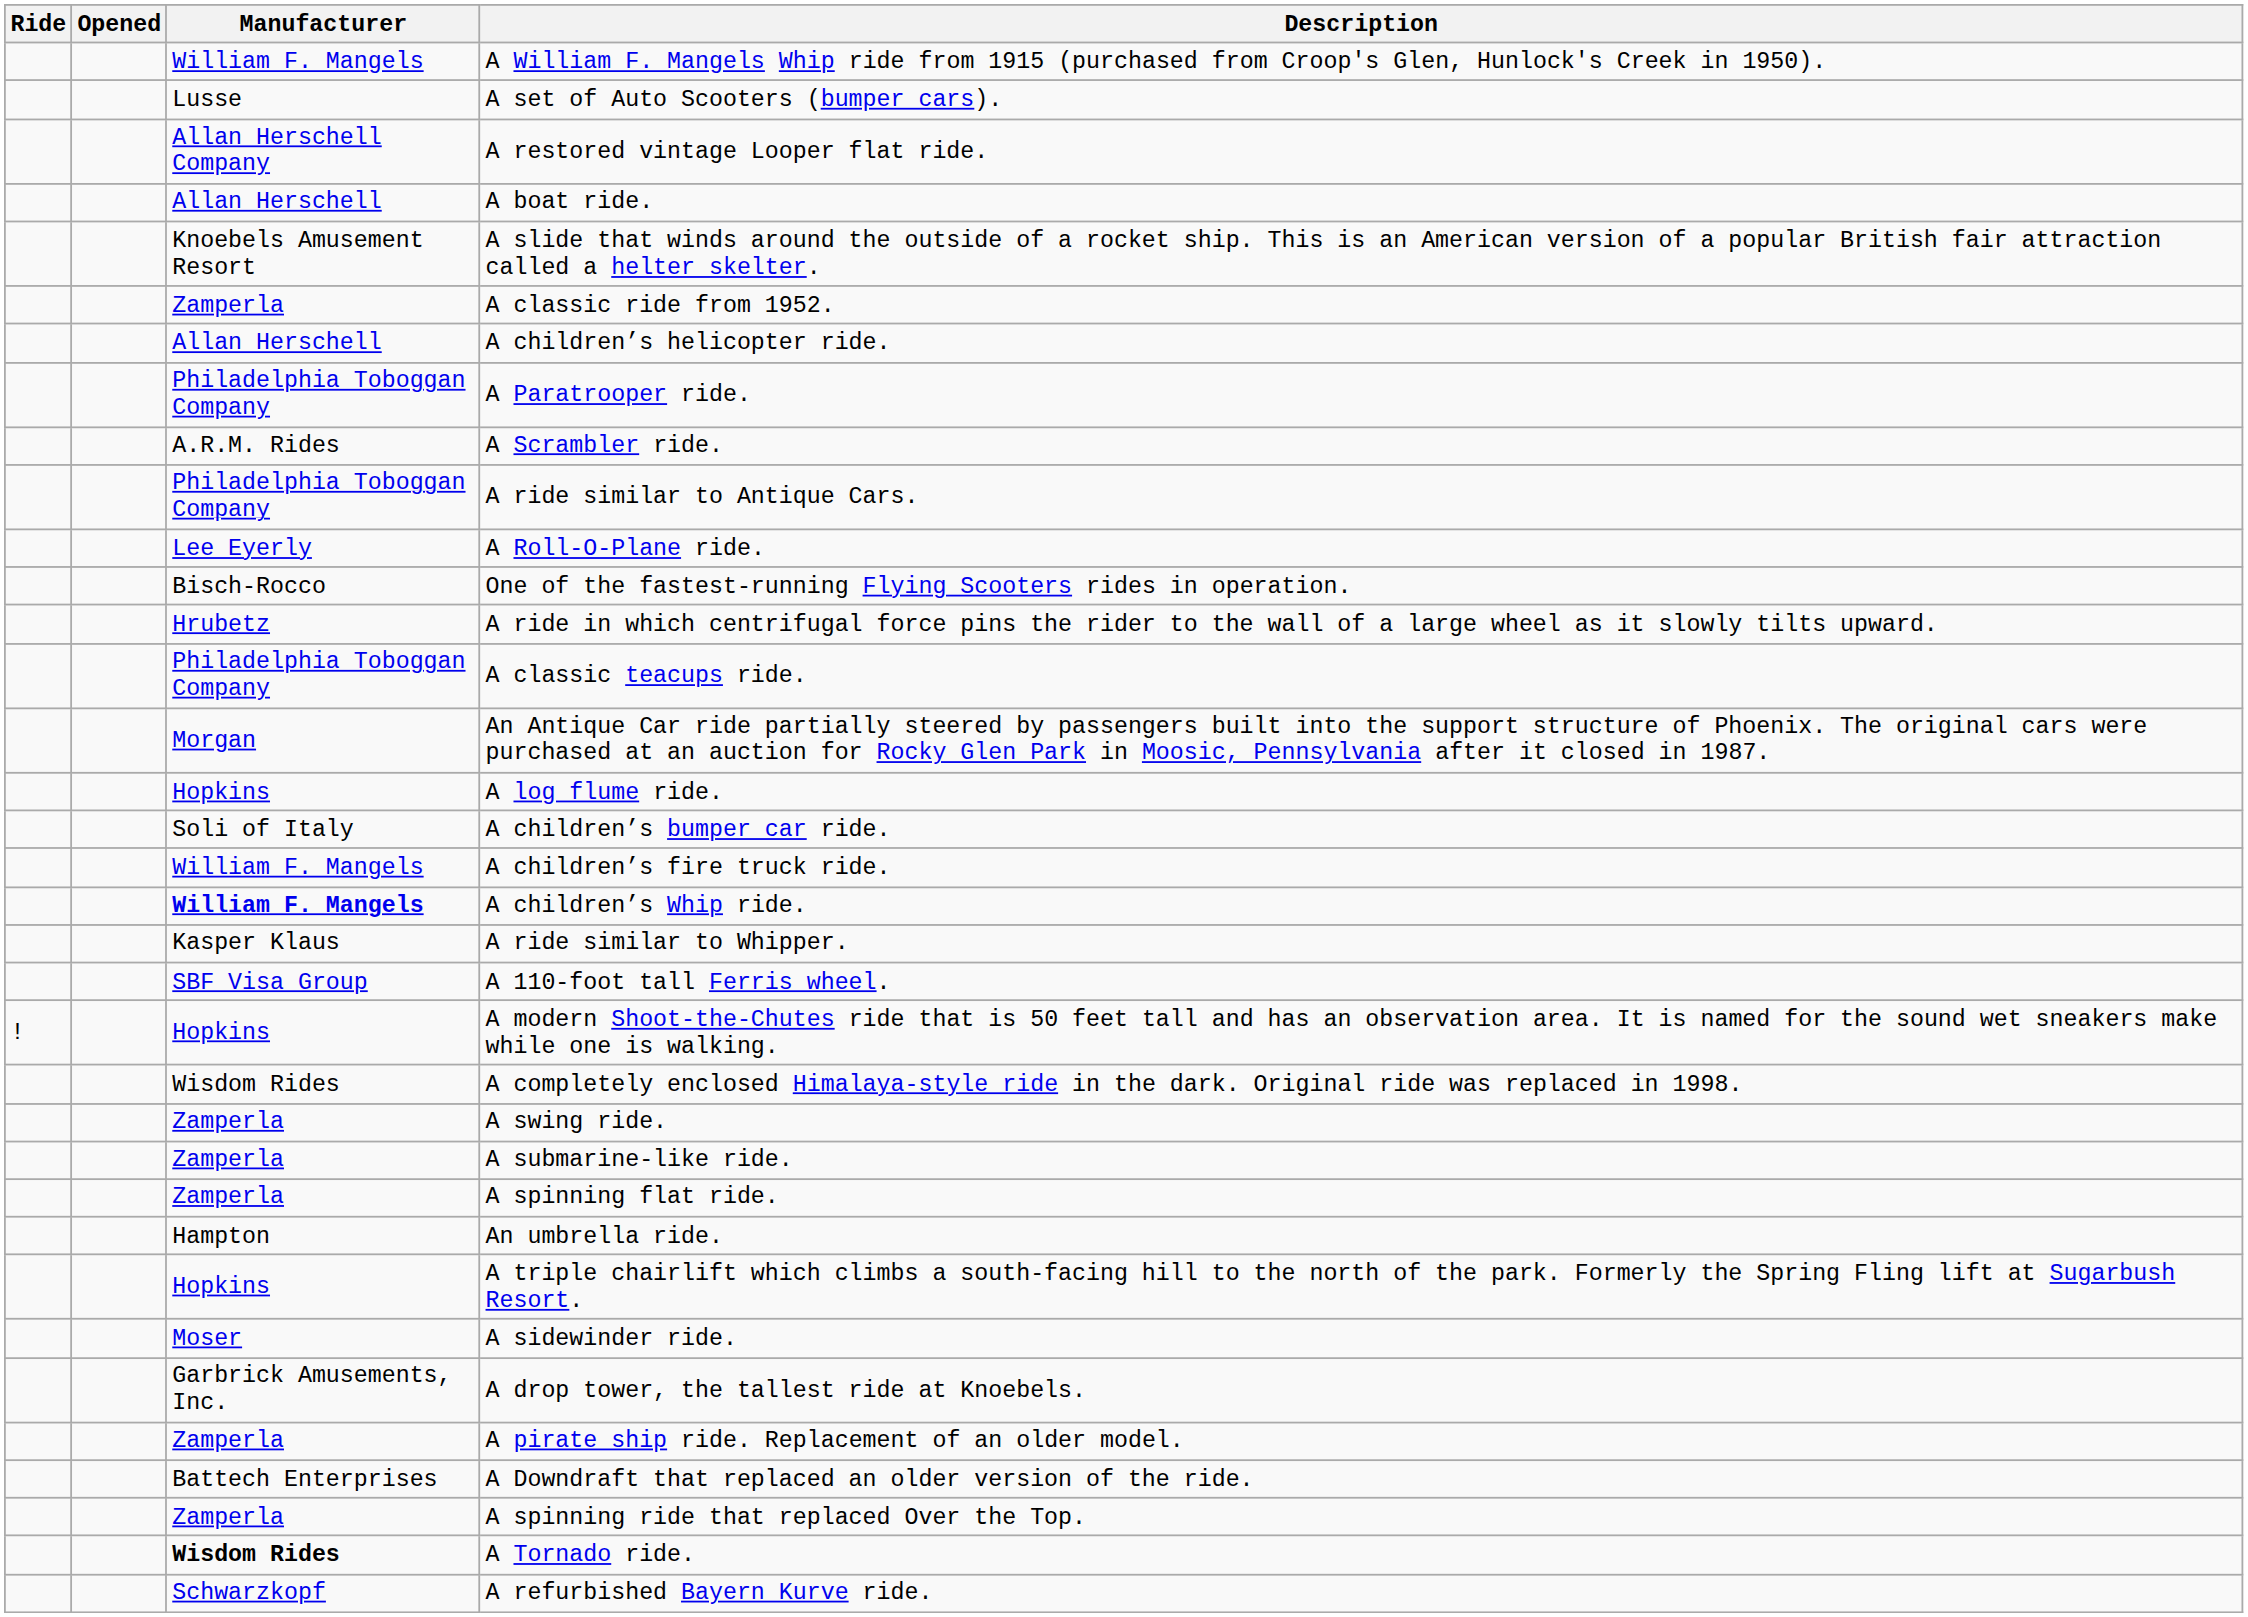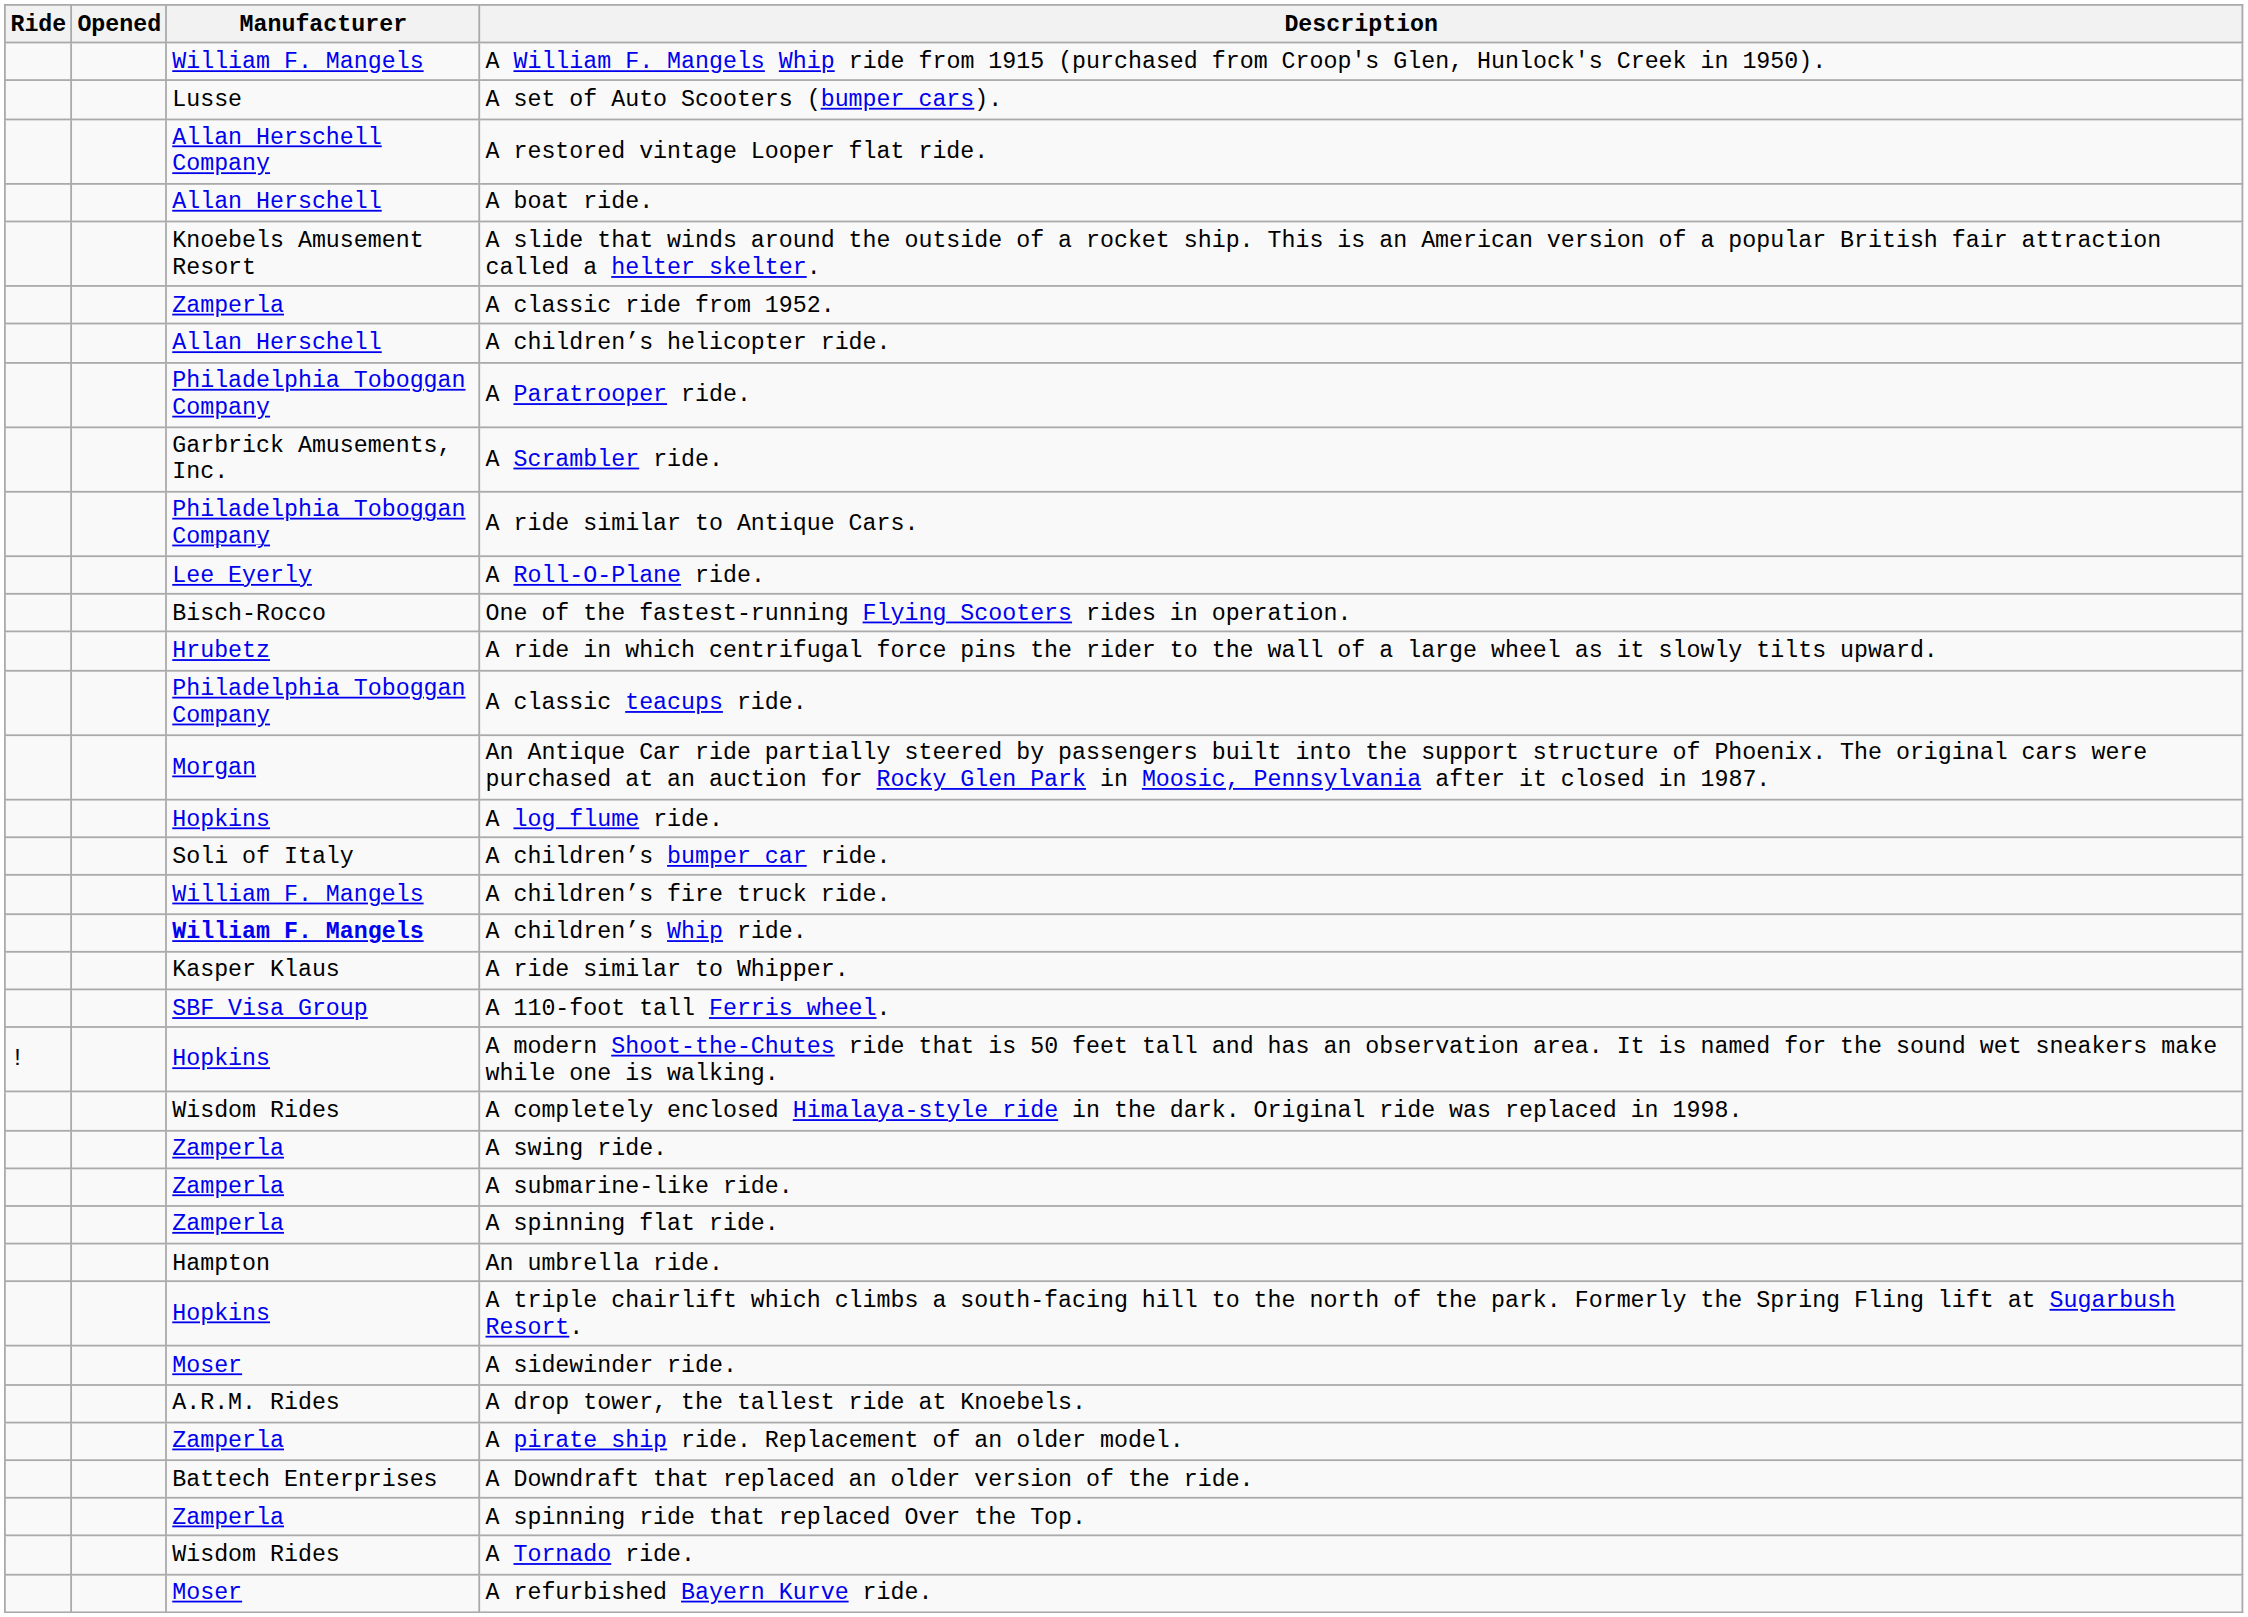(256, 446) A.R.M. Rides -> (312, 459) Garbrick Amusements, Inc.
(312, 1390) Garbrick Amusements, Inc. -> (256, 1403) A.R.M. Rides
(256, 1555) bold -> (256, 1555) normal
(249, 1593) Schwarzkopf -> (207, 1593) Moser
